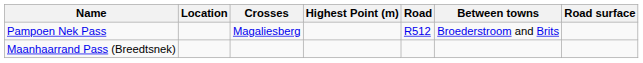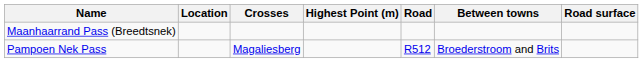rows swapped: (91, 49) <-> (57, 31)
